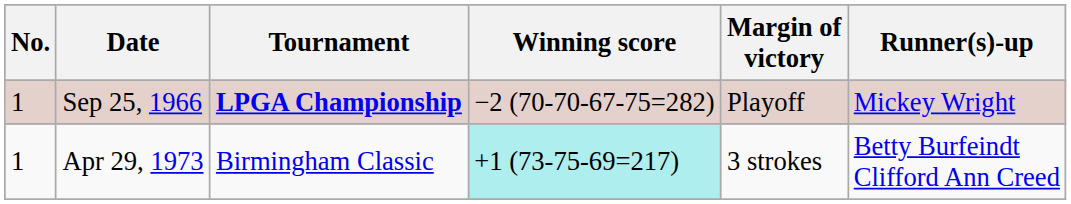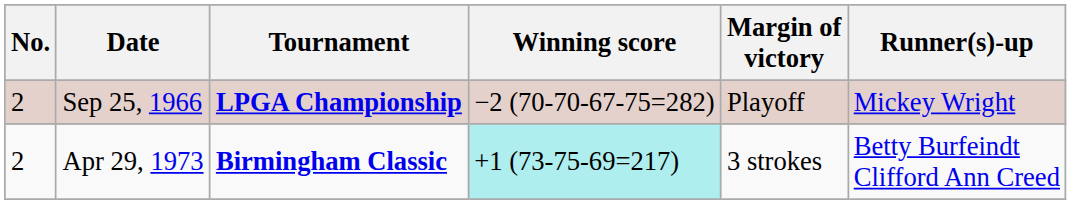(18, 101) 1 -> (18, 101) 2
(18, 161) 1 -> (18, 161) 2
(325, 161) normal -> (331, 161) bold
